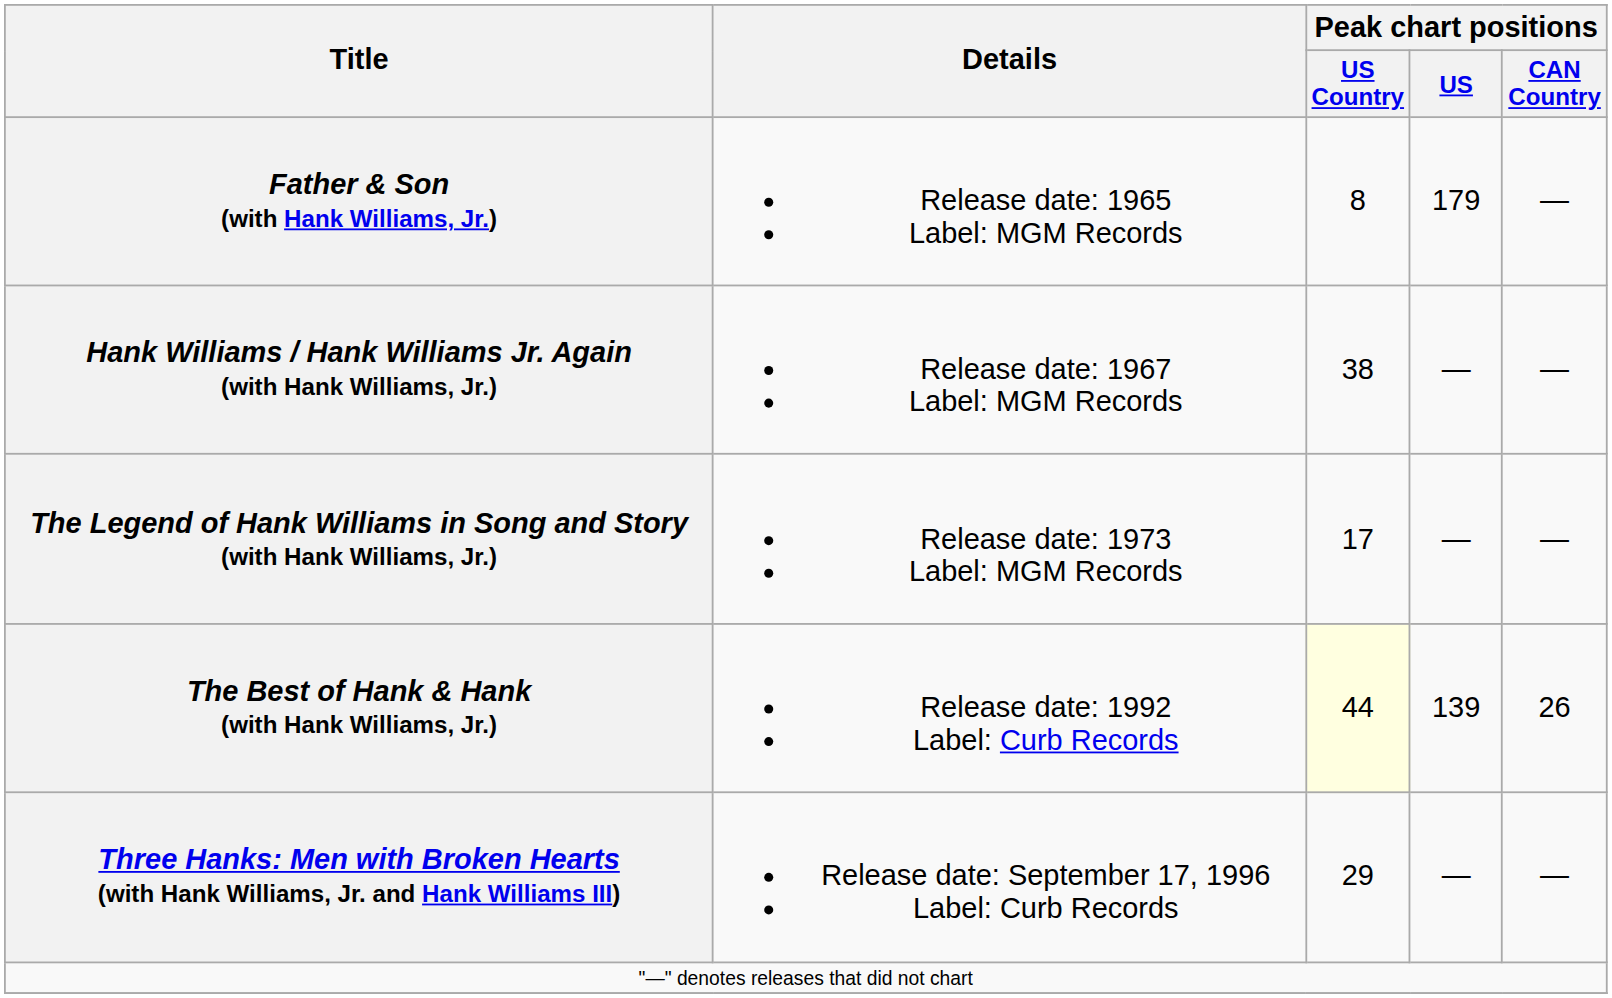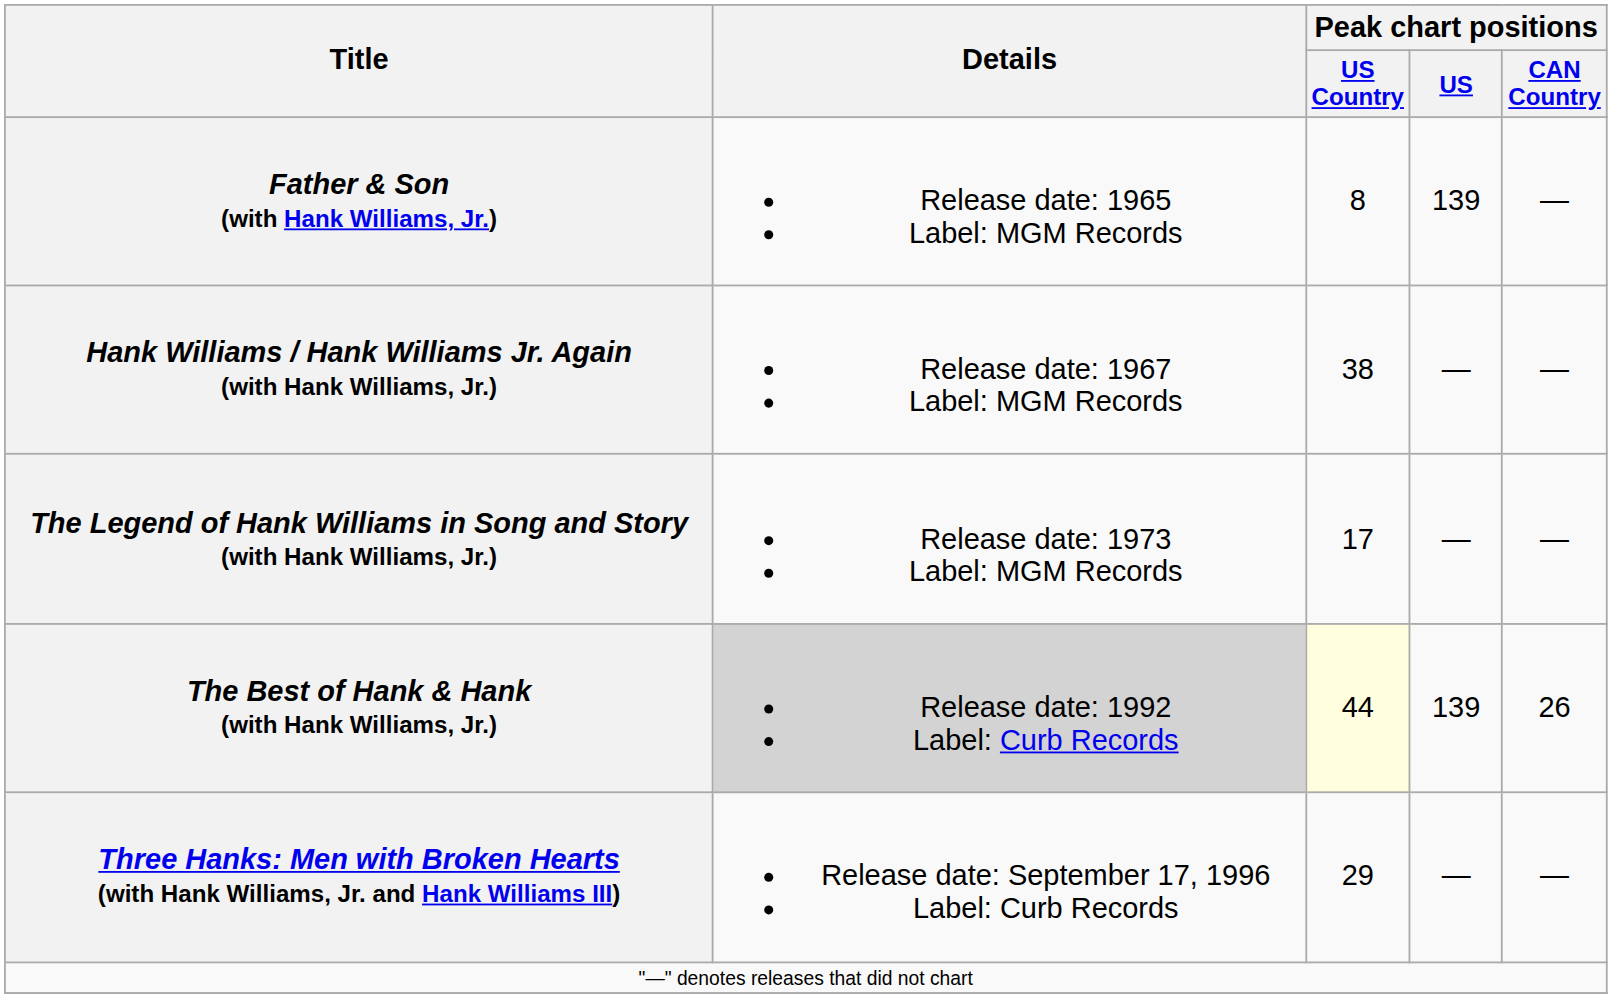(1456, 200) 179 -> (1456, 200) 139
(1010, 724) no background -> (1010, 724) lightgrey background
